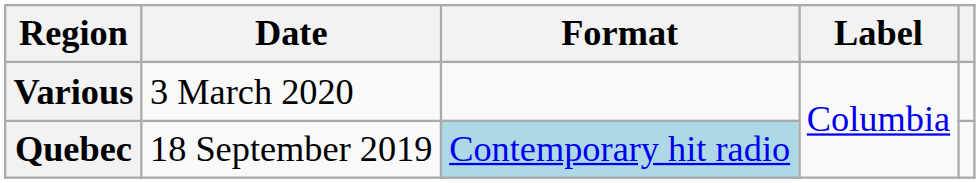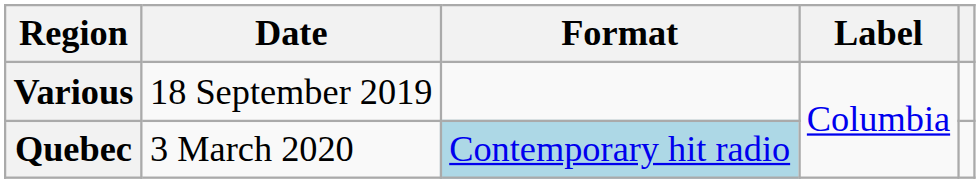(252, 90) 3 March 2020 -> (291, 90) 18 September 2019
(291, 148) 18 September 2019 -> (252, 148) 3 March 2020
